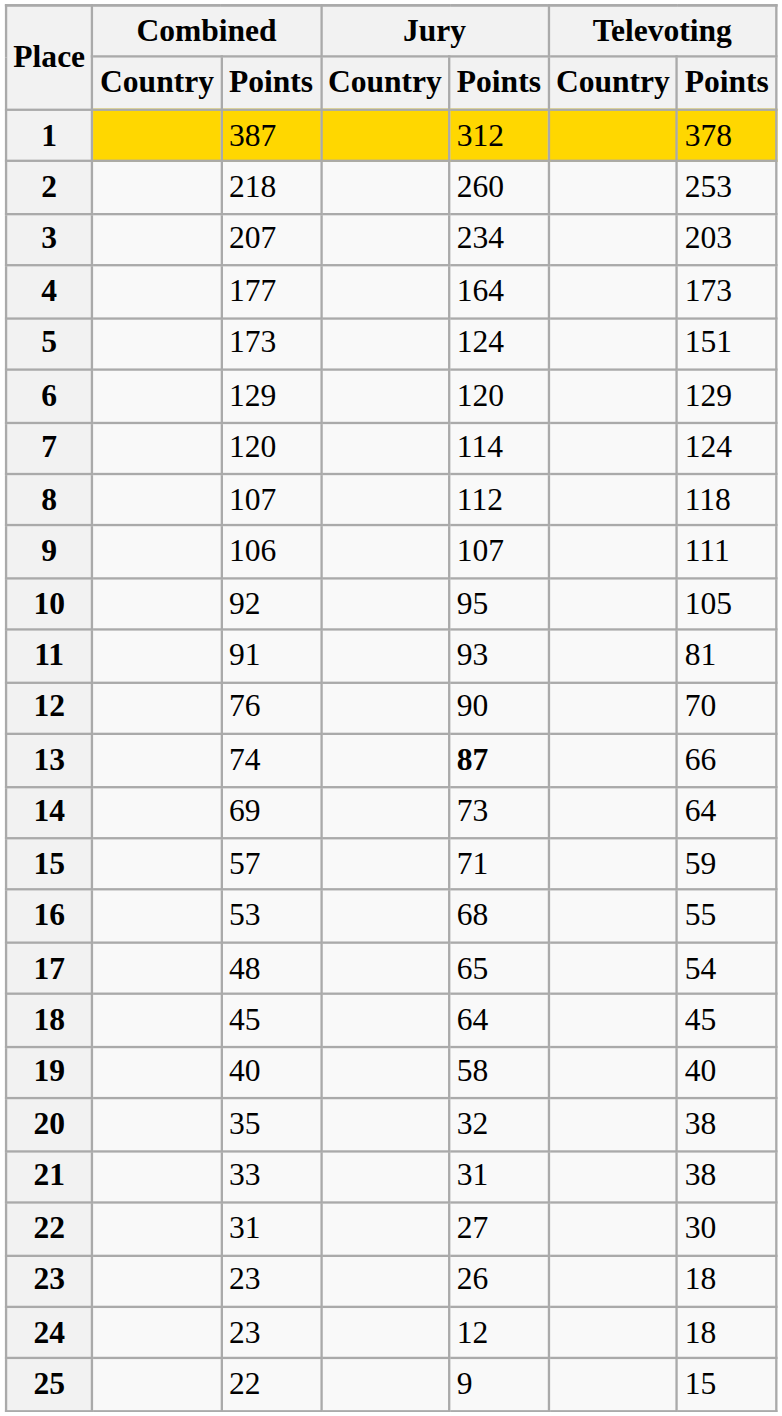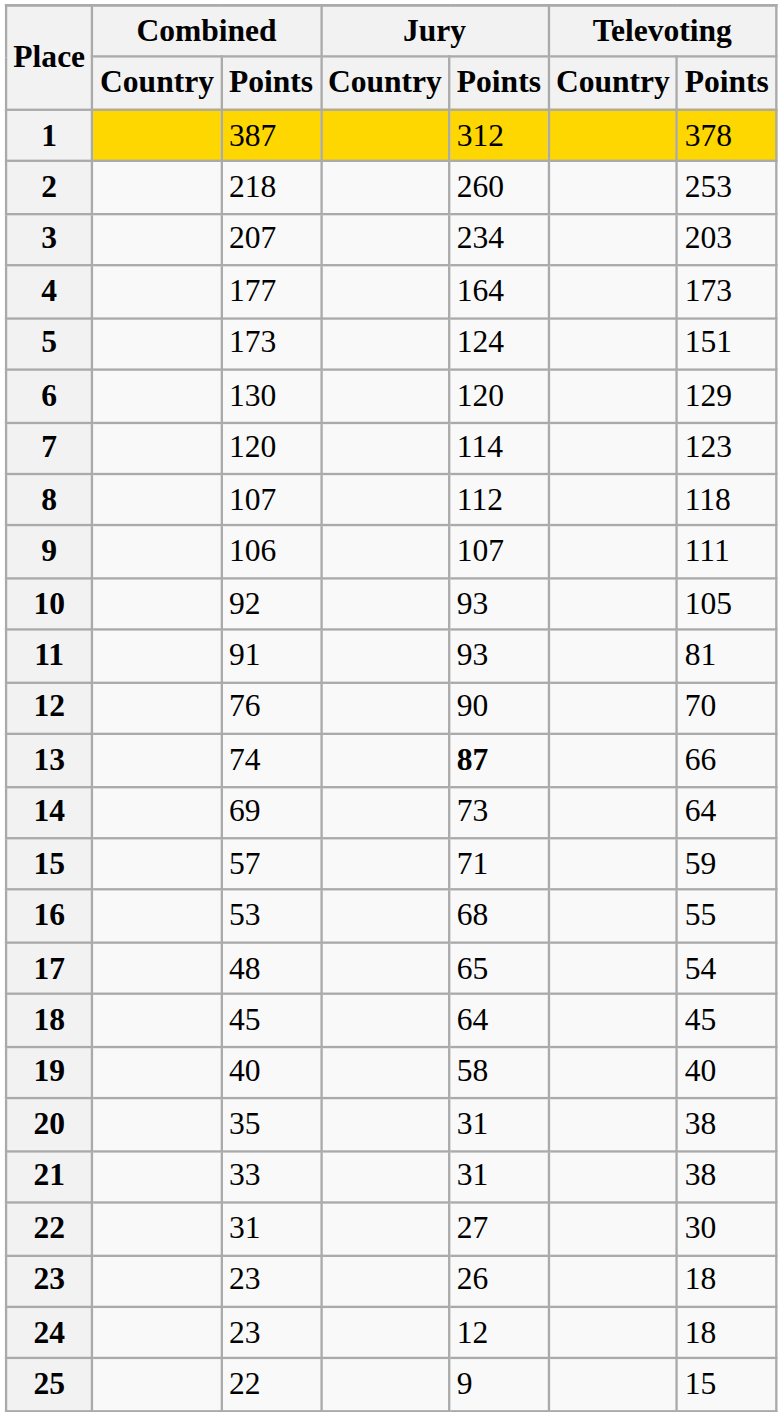(253, 395) 129 -> (253, 395) 130
(708, 447) 124 -> (708, 447) 123
(473, 603) 95 -> (473, 603) 93
(473, 1123) 32 -> (473, 1123) 31
